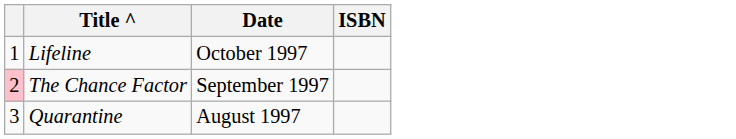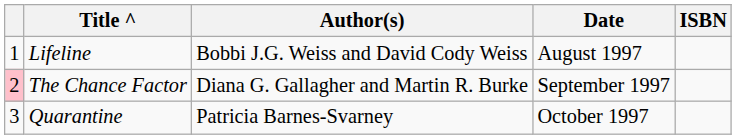+ column: (362, 20)
(252, 52) October 1997 -> (590, 52) August 1997
(248, 117) August 1997 -> (593, 117) October 1997
